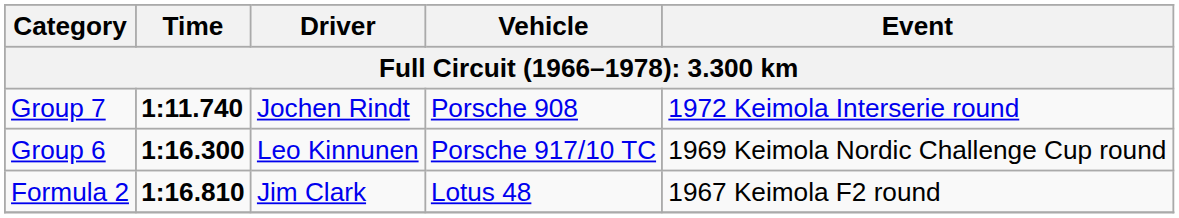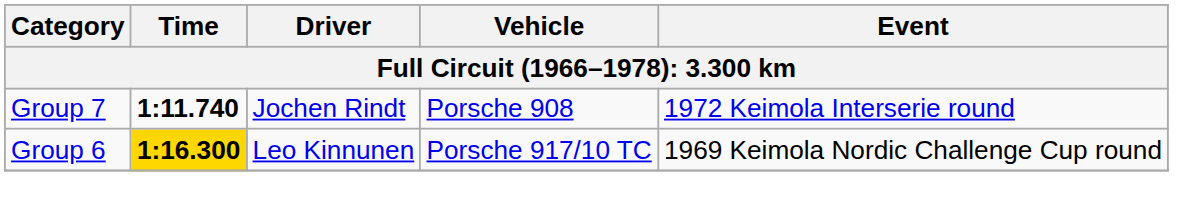(193, 150) no background -> (189, 150) gold background
- row: (70, 192)
